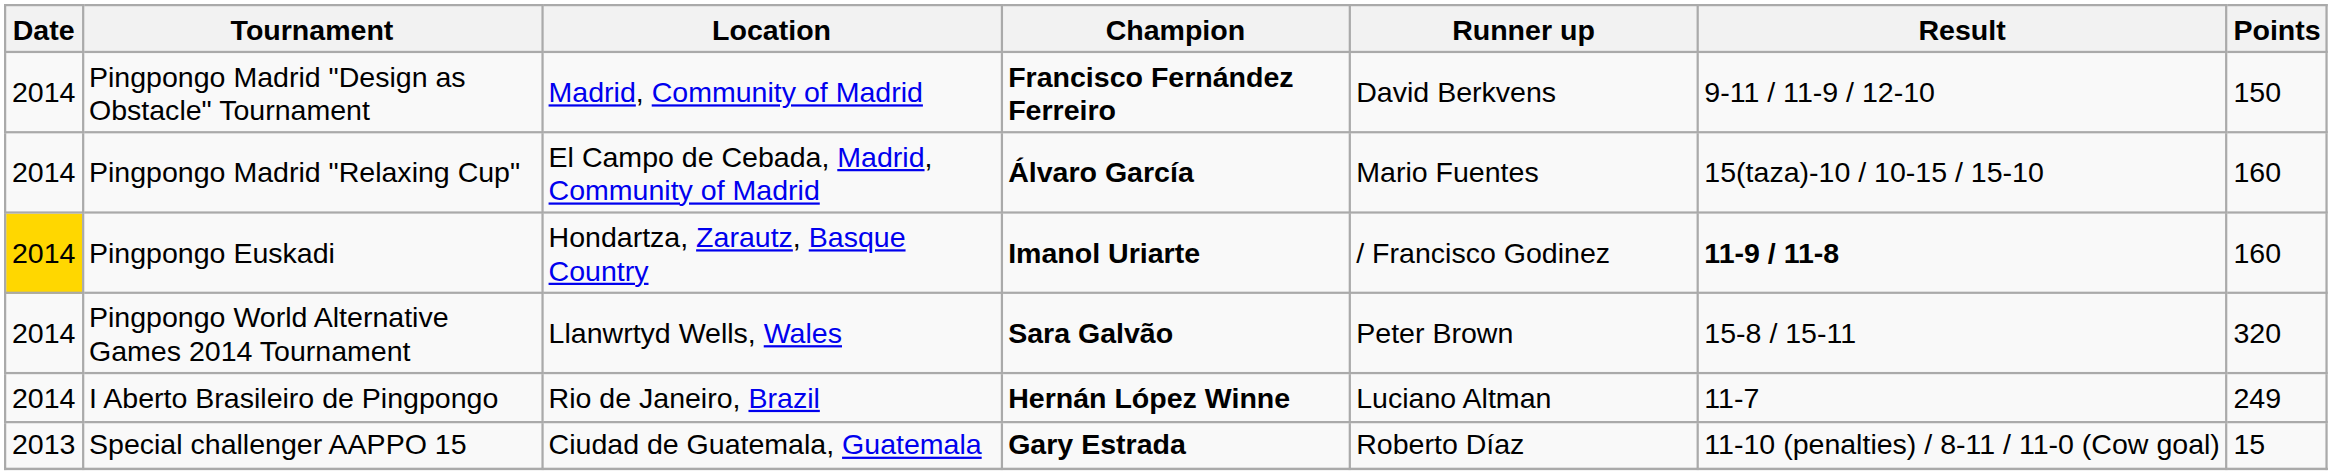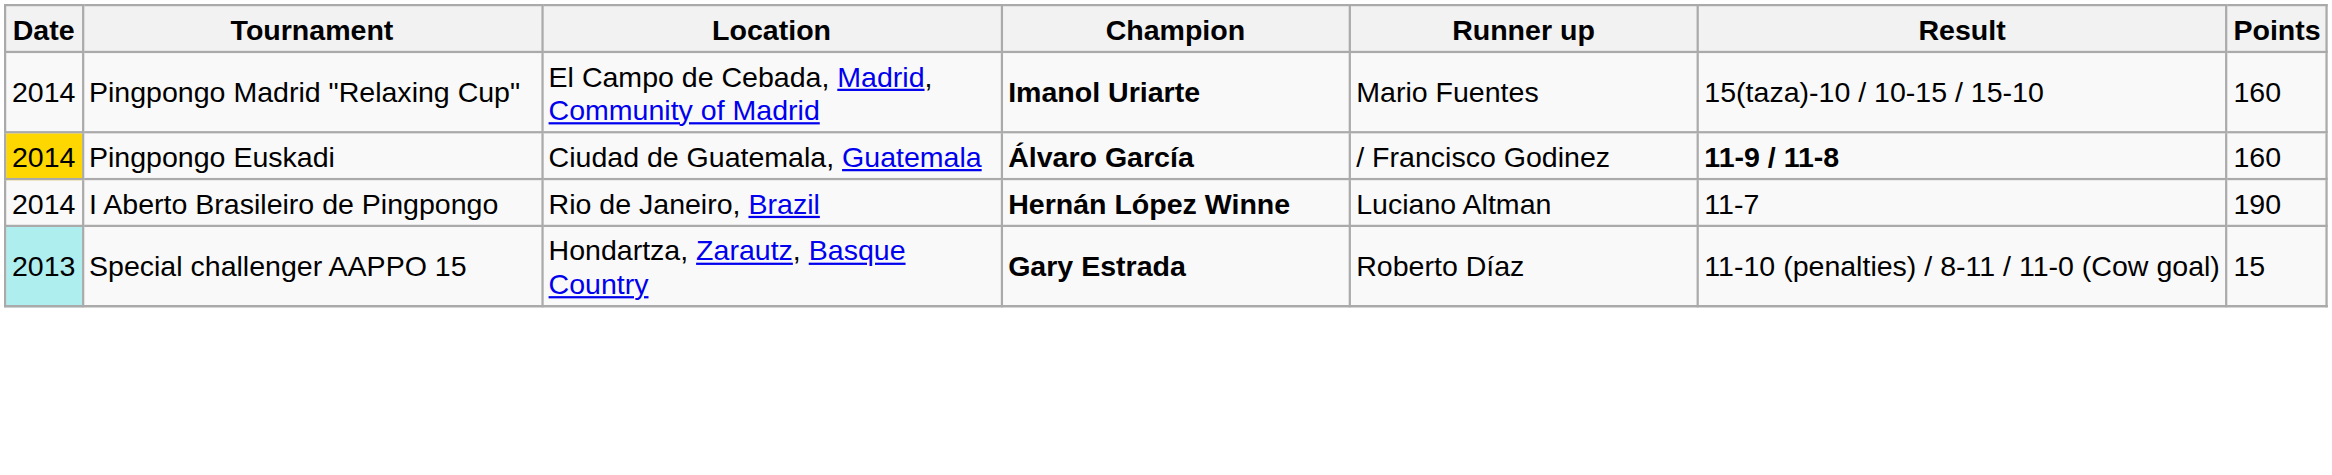- row: (277, 92)
(1101, 173) Álvaro García -> (1104, 92) Imanol Uriarte
(727, 253) Hondartza, Zarautz, Basque Country -> (765, 156) Ciudad de Guatemala, Guatemala
(1104, 253) Imanol Uriarte -> (1101, 156) Álvaro García
- row: (269, 334)
(2257, 397) 249 -> (2257, 203) 190
(44, 444) no background -> (44, 267) paleturquoise background
(765, 444) Ciudad de Guatemala, Guatemala -> (727, 267) Hondartza, Zarautz, Basque Country
